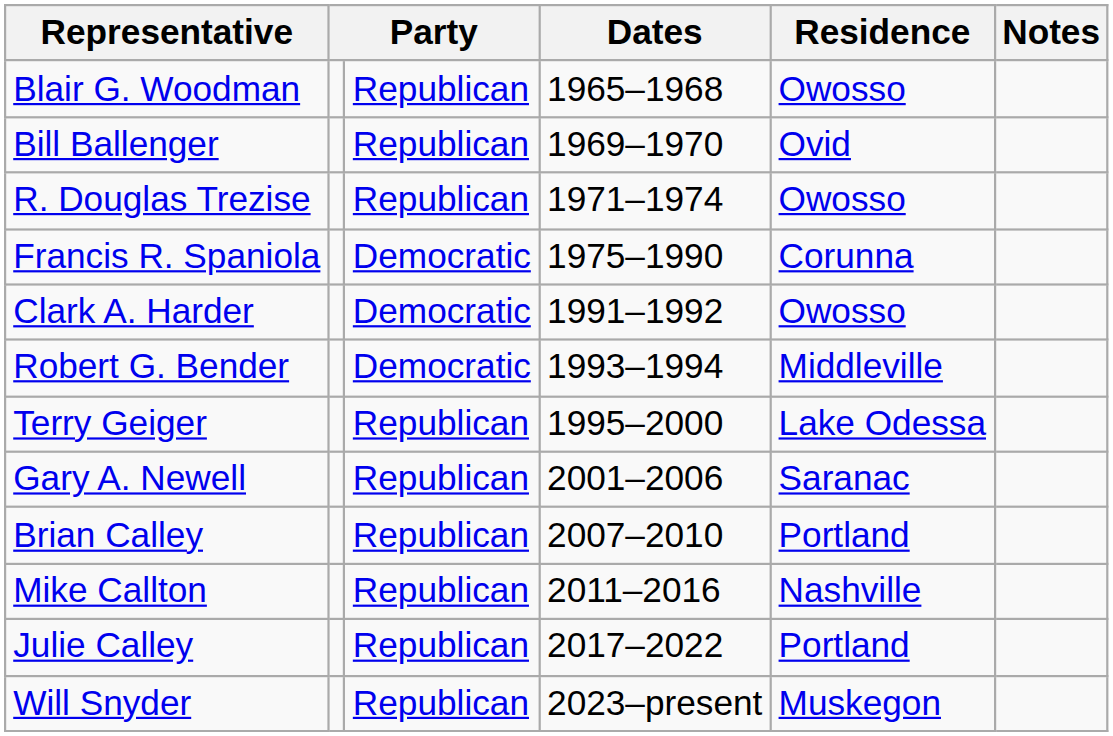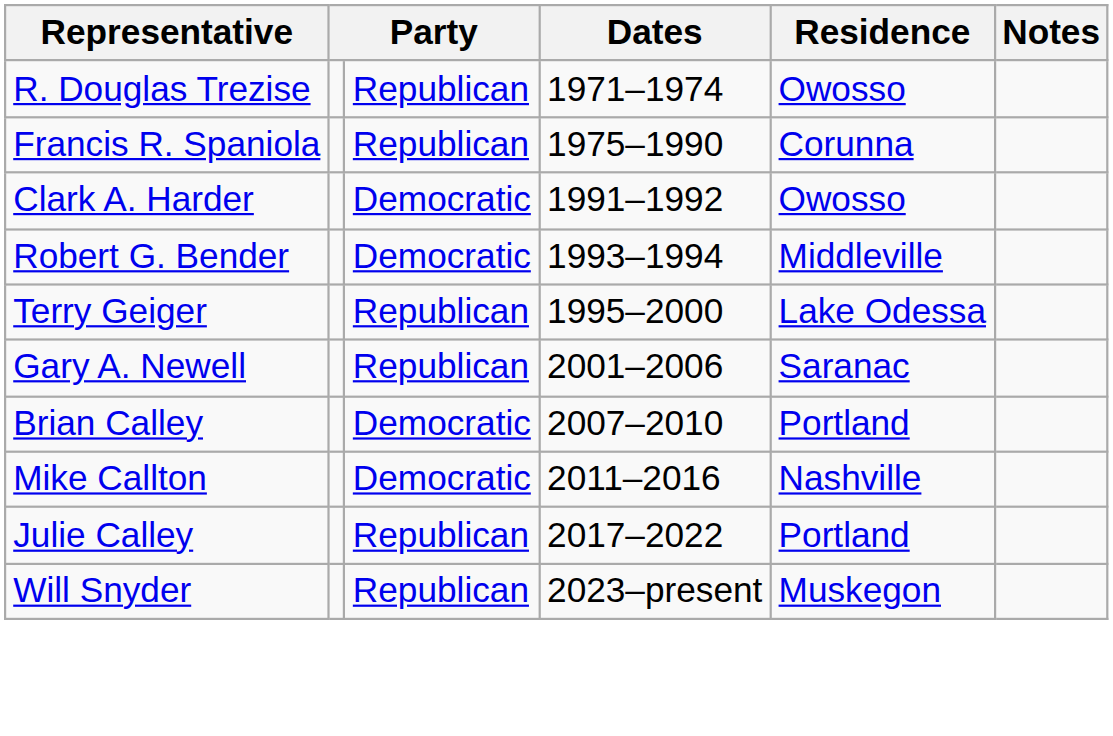- row: (157, 88)
- row: (116, 144)
(442, 255) Democratic -> (441, 144) Republican
(441, 534) Republican -> (442, 423) Democratic
(441, 590) Republican -> (442, 479) Democratic
